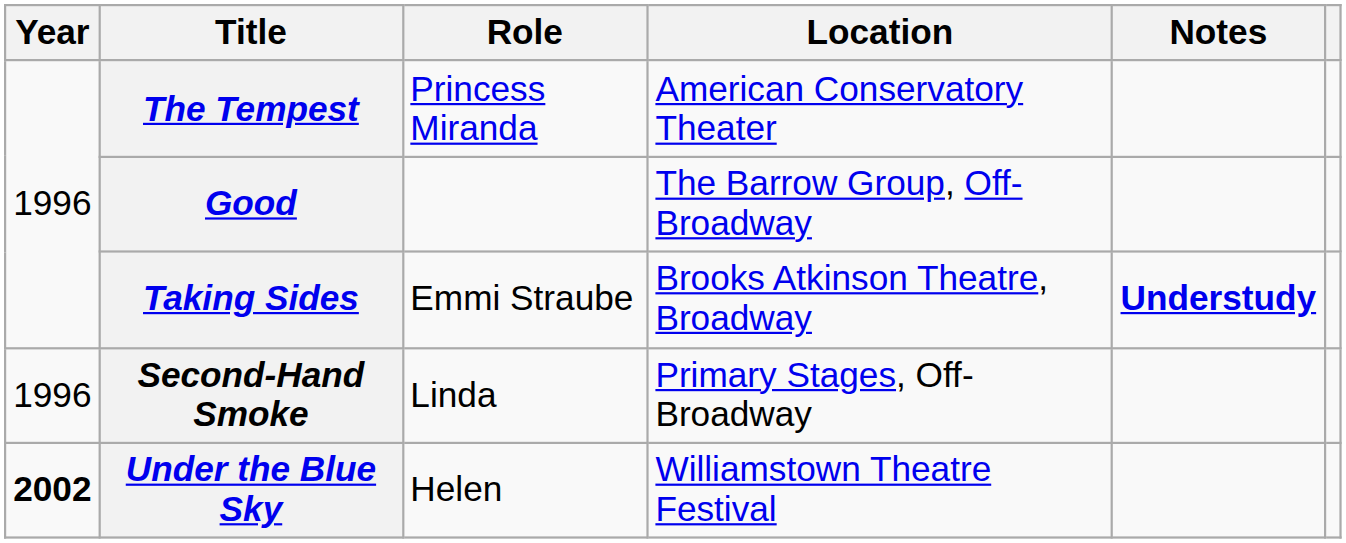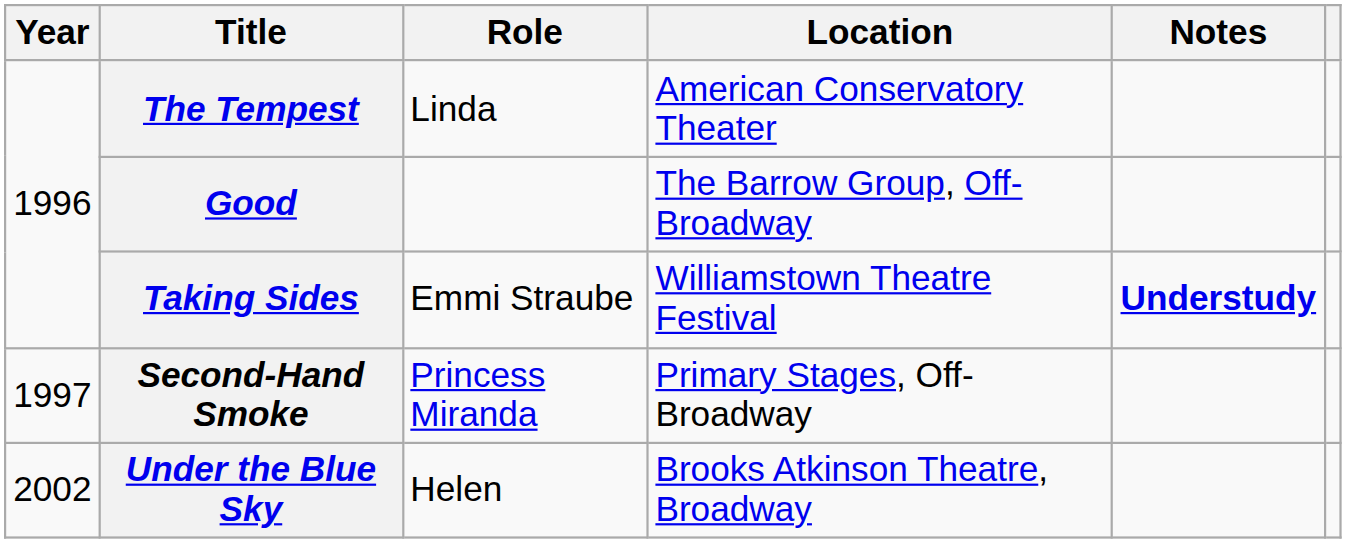(478, 108) Princess Miranda -> (453, 108) Linda
(852, 298) Brooks Atkinson Theatre, Broadway -> (823, 298) Williamstown Theatre Festival
(52, 394) 1996 -> (52, 394) 1997
(453, 394) Linda -> (478, 394) Princess Miranda
(52, 489) bold -> (52, 489) normal
(823, 489) Williamstown Theatre Festival -> (852, 489) Brooks Atkinson Theatre, Broadway
